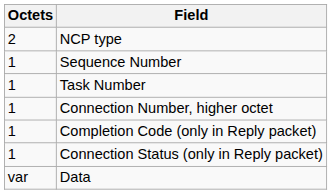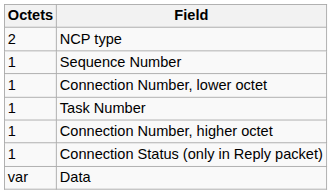+ row: (163, 85)
- row: (188, 131)
